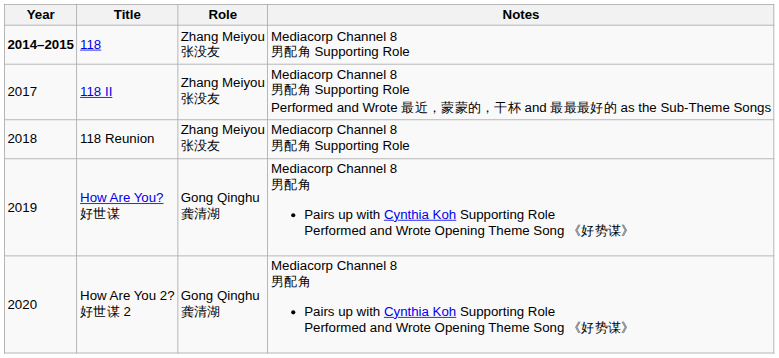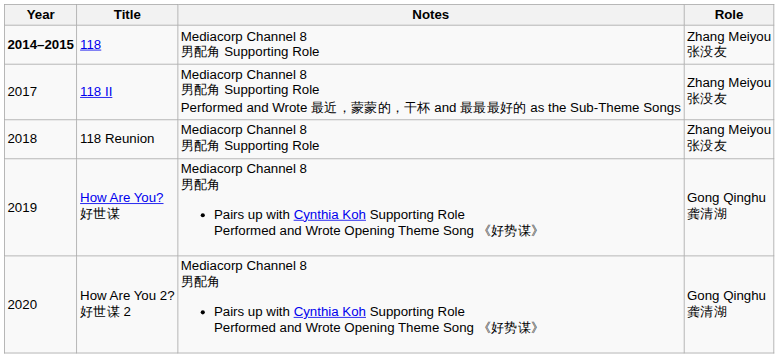columns swapped: (223, 15) <-> (521, 15)
